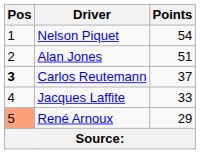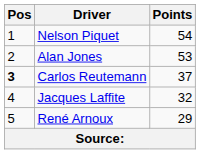(185, 56) 51 -> (185, 56) 53
(185, 98) 33 -> (185, 98) 32
(11, 118) lightsalmon background -> (11, 118) no background
